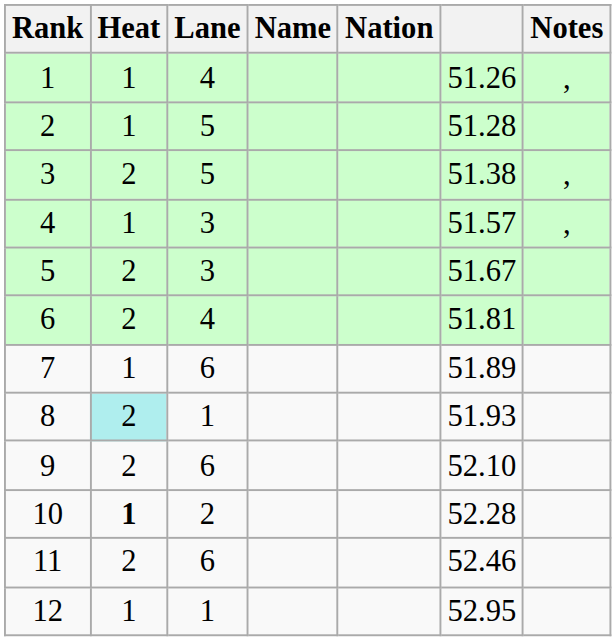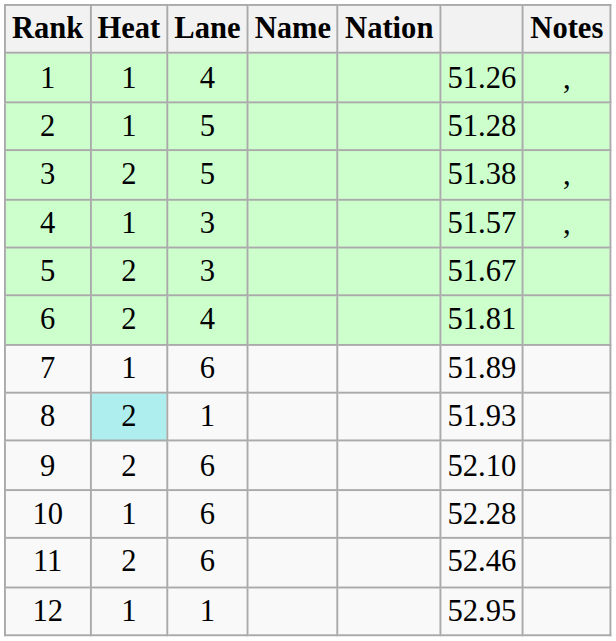(129, 513) bold -> (129, 513) normal
(207, 513) 2 -> (207, 513) 6
